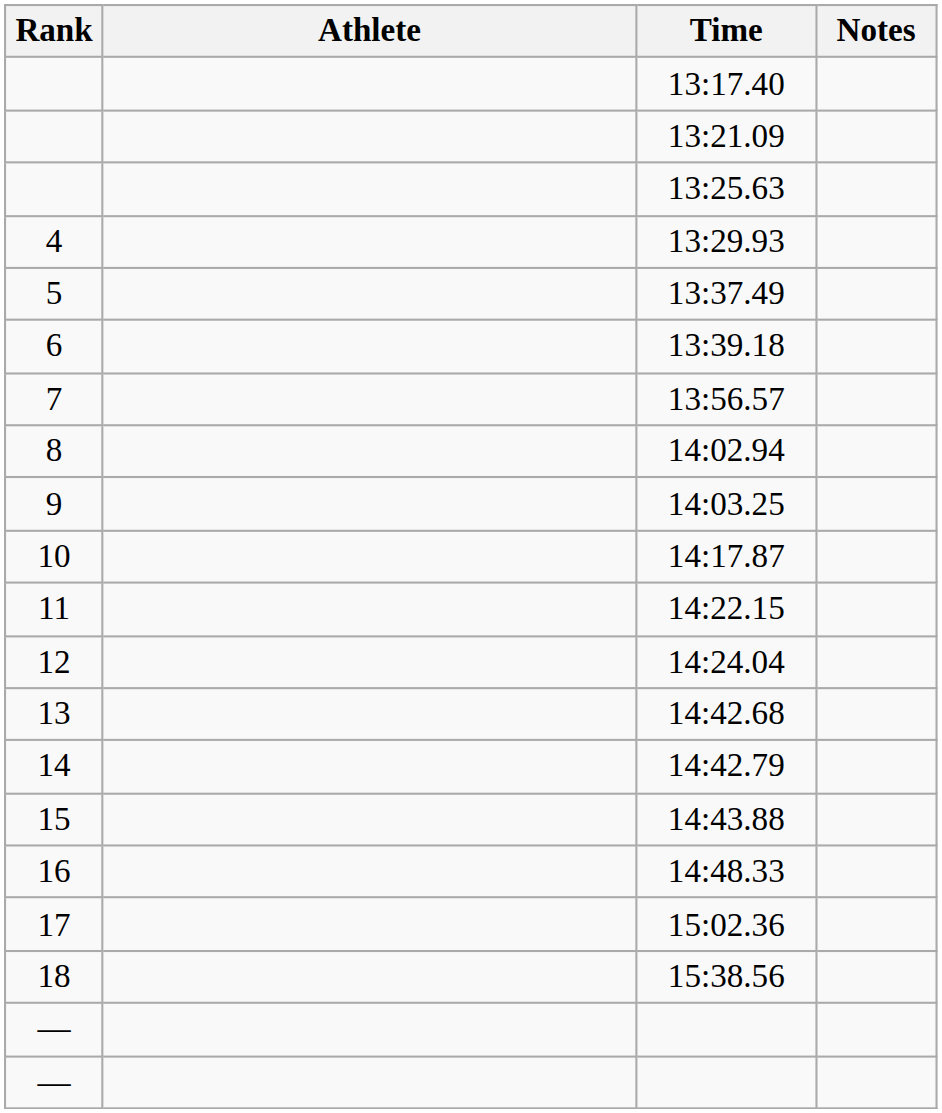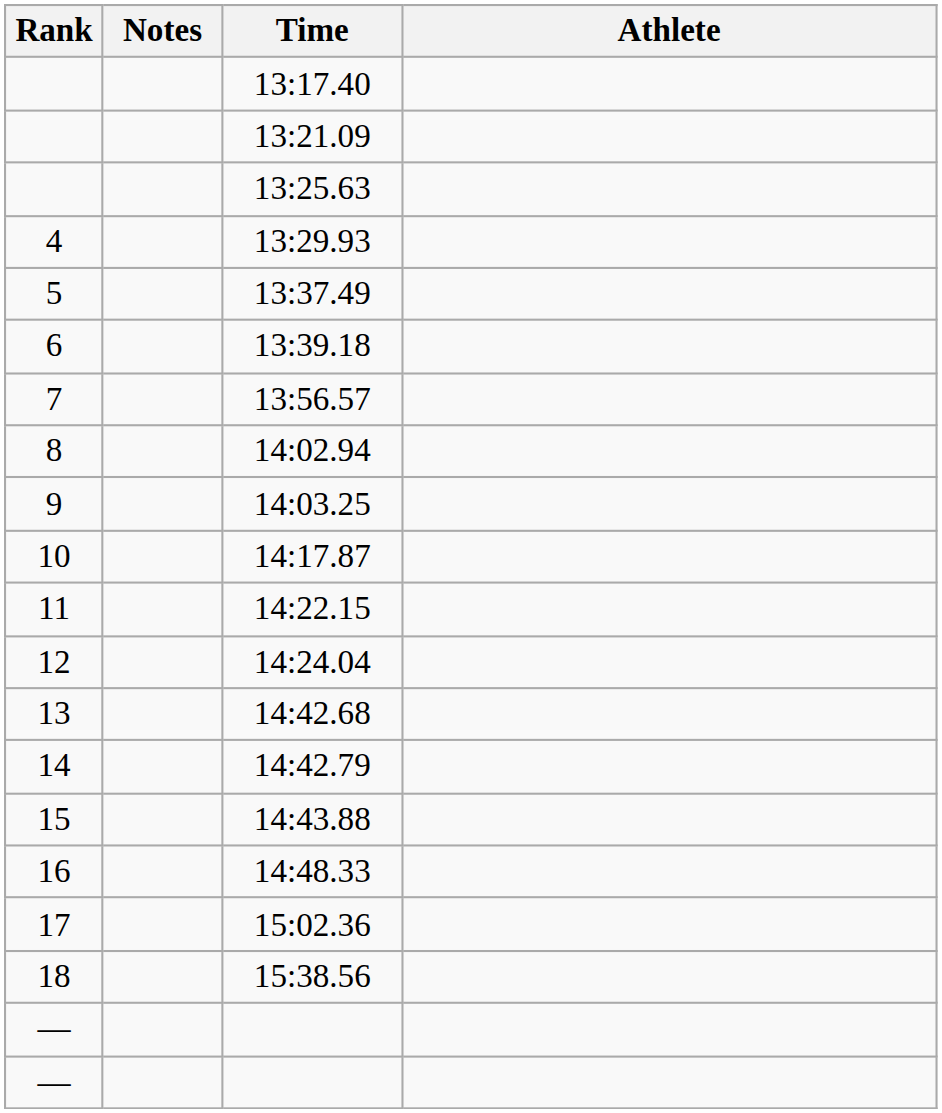columns swapped: (369, 30) <-> (876, 30)
